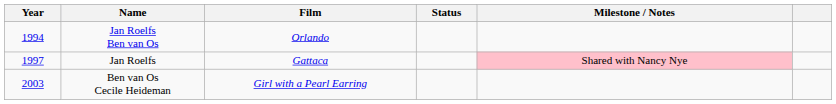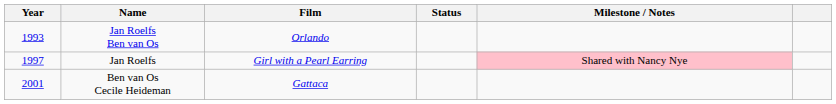(33, 36) 1994 -> (33, 36) 1993
(310, 60) Gattaca -> (310, 60) Girl with a Pearl Earring
(33, 84) 2003 -> (33, 84) 2001
(310, 84) Girl with a Pearl Earring -> (310, 84) Gattaca
